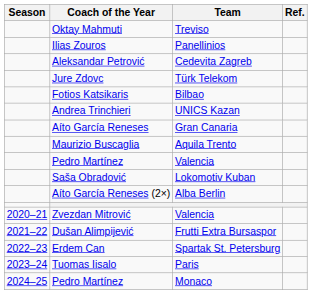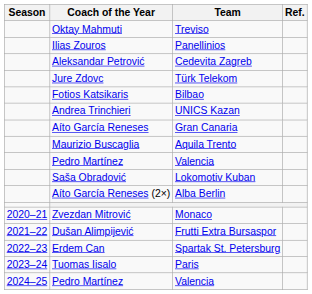(195, 215) Valencia -> (194, 215) Monaco
(194, 281) Monaco -> (195, 281) Valencia
